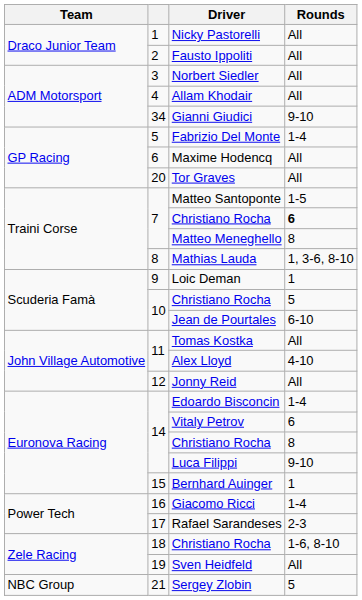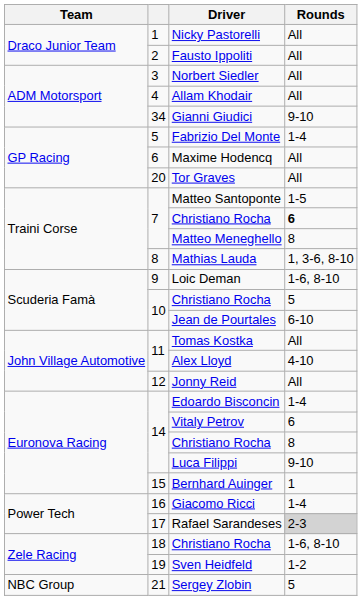(291, 279) 1 -> (314, 279) 1-6, 8-10
(297, 523) no background -> (297, 523) lightgrey background
(295, 564) All -> (297, 564) 1-2
